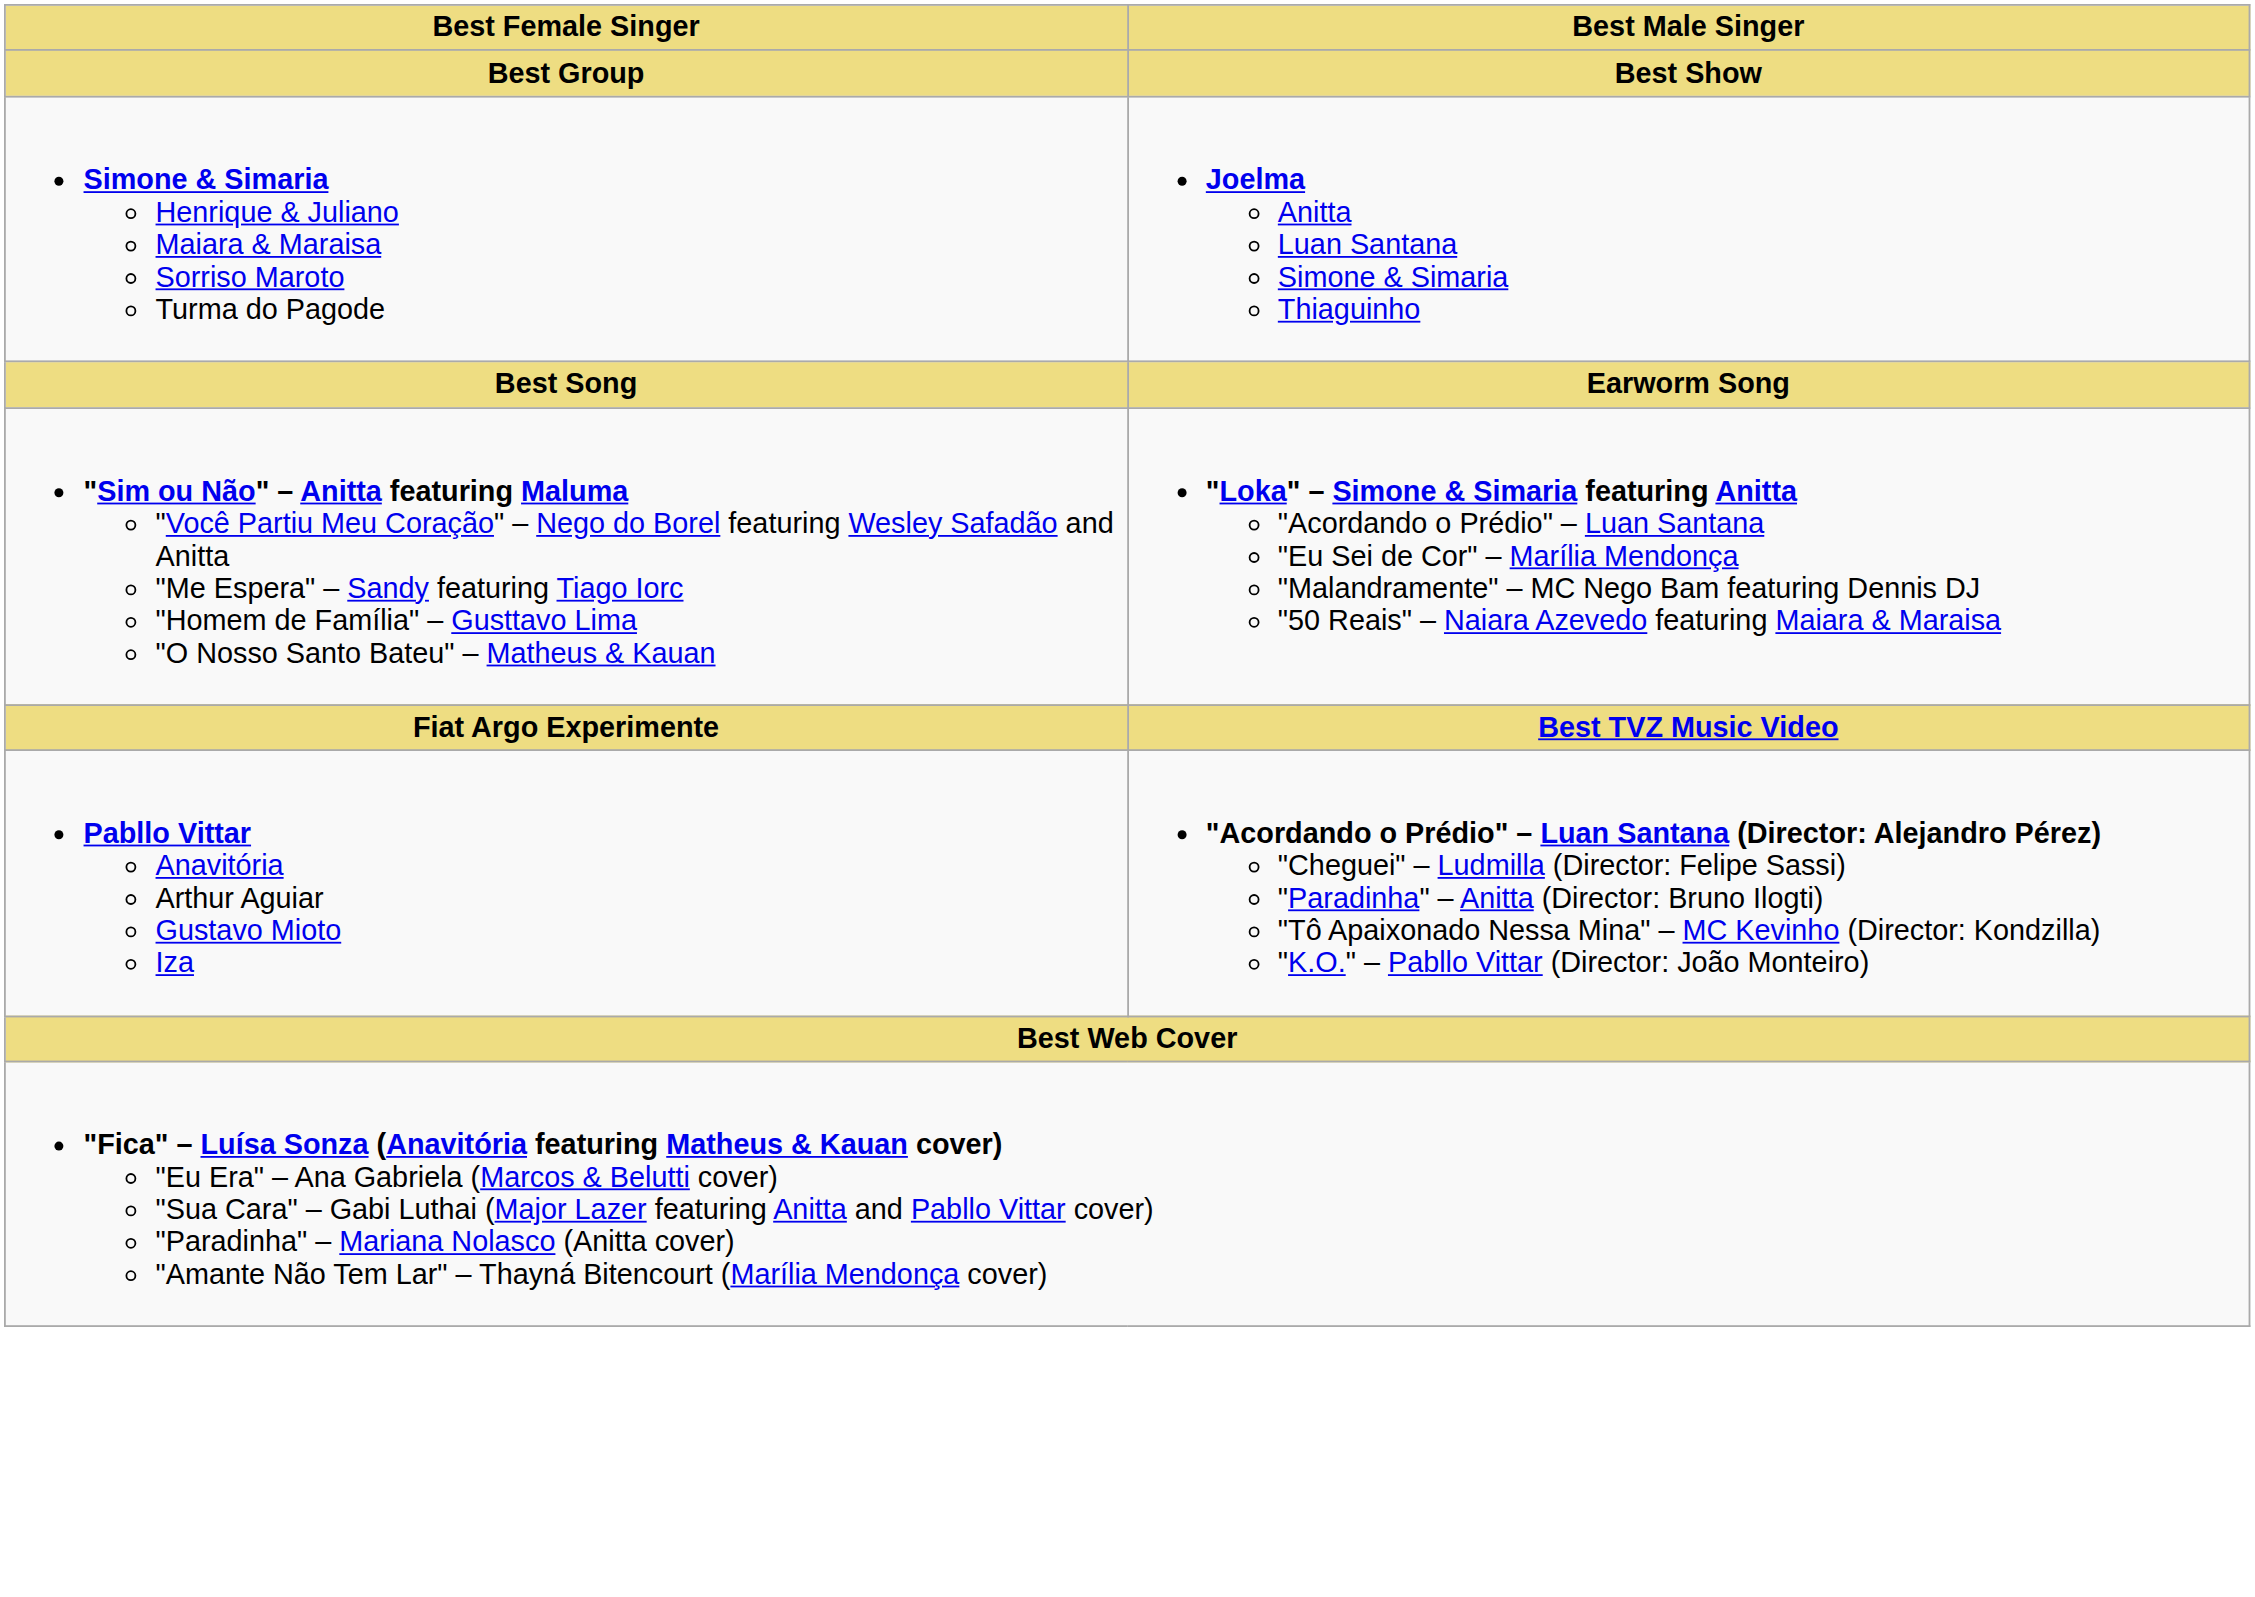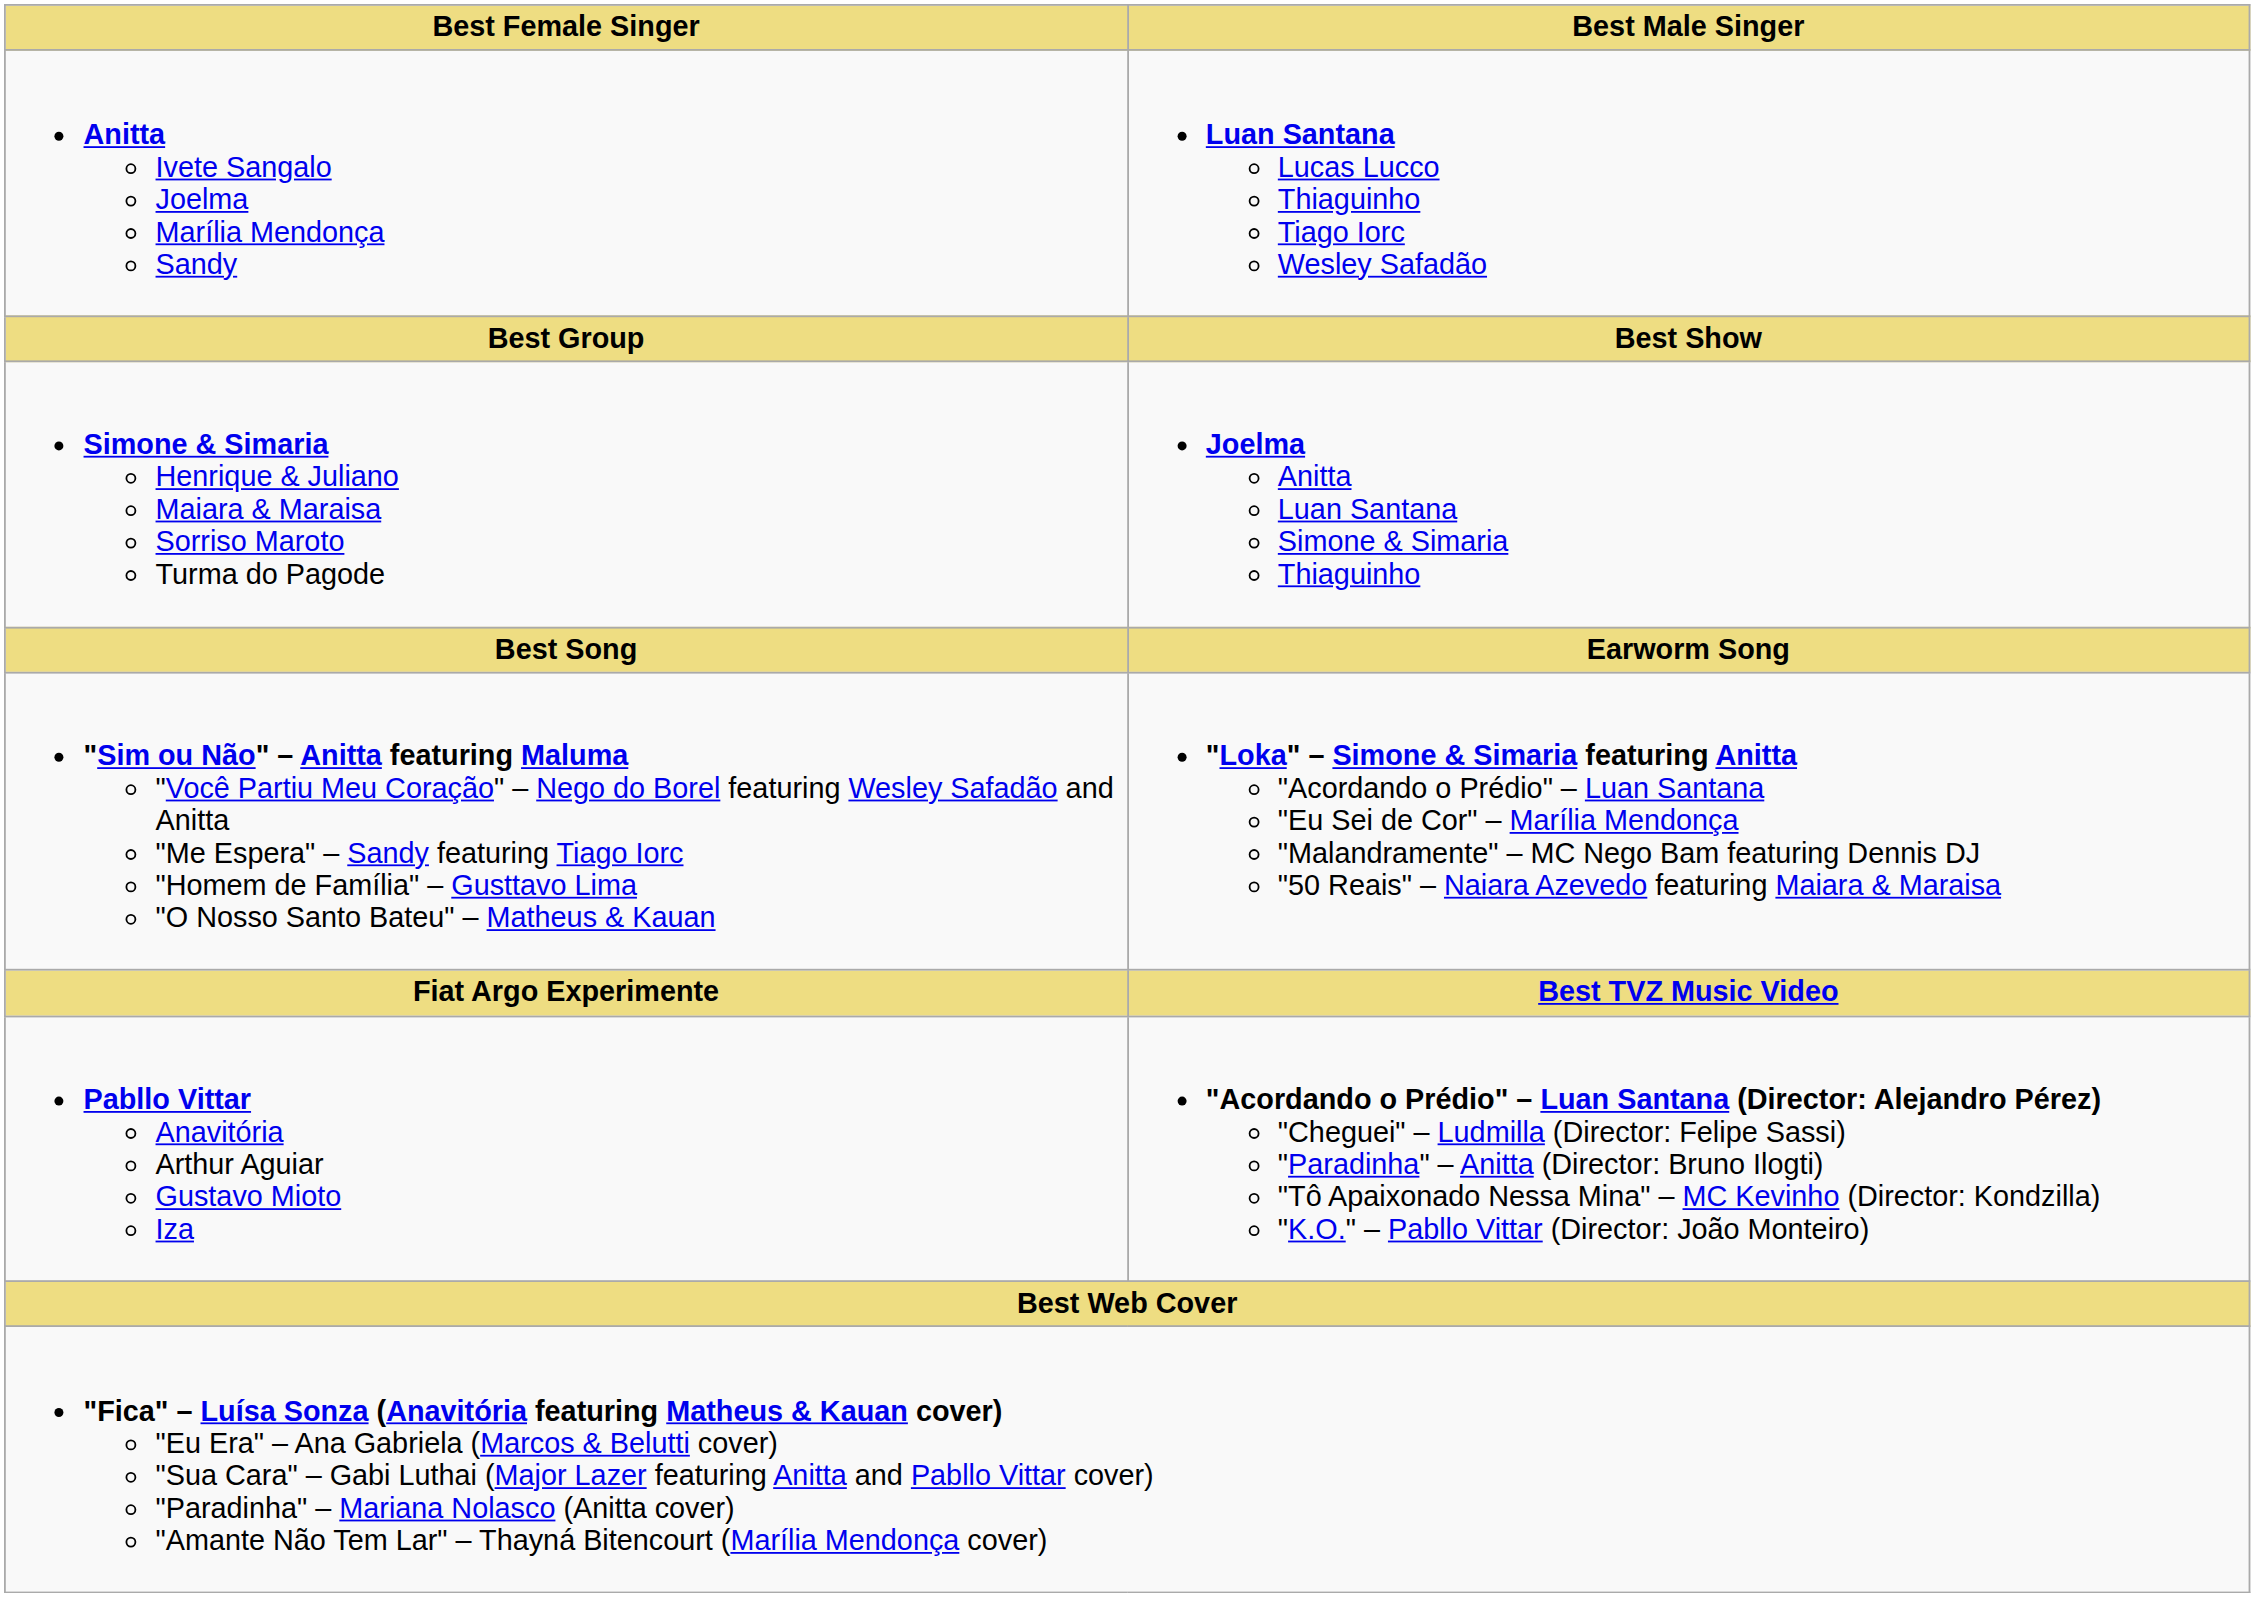+ row: (566, 199)
